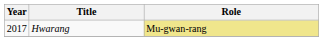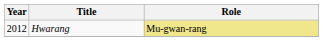(17, 28) 2017 -> (17, 28) 2012
